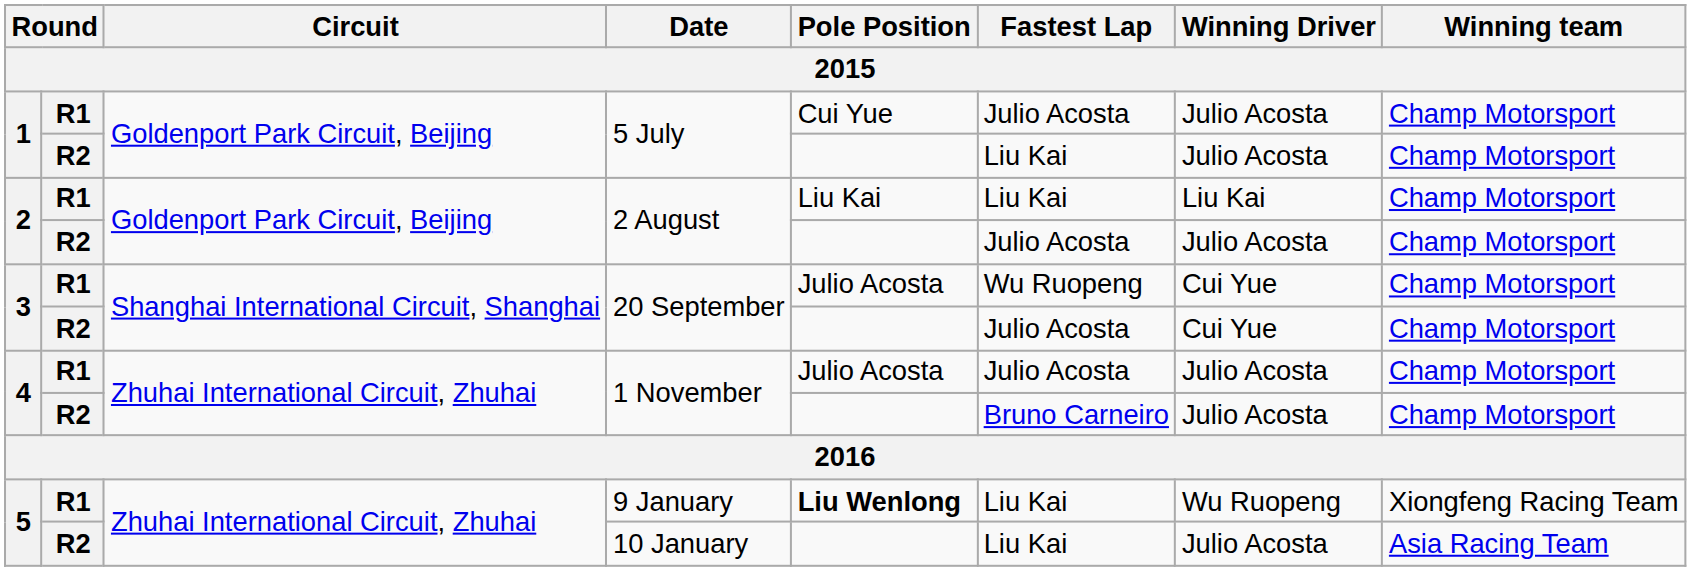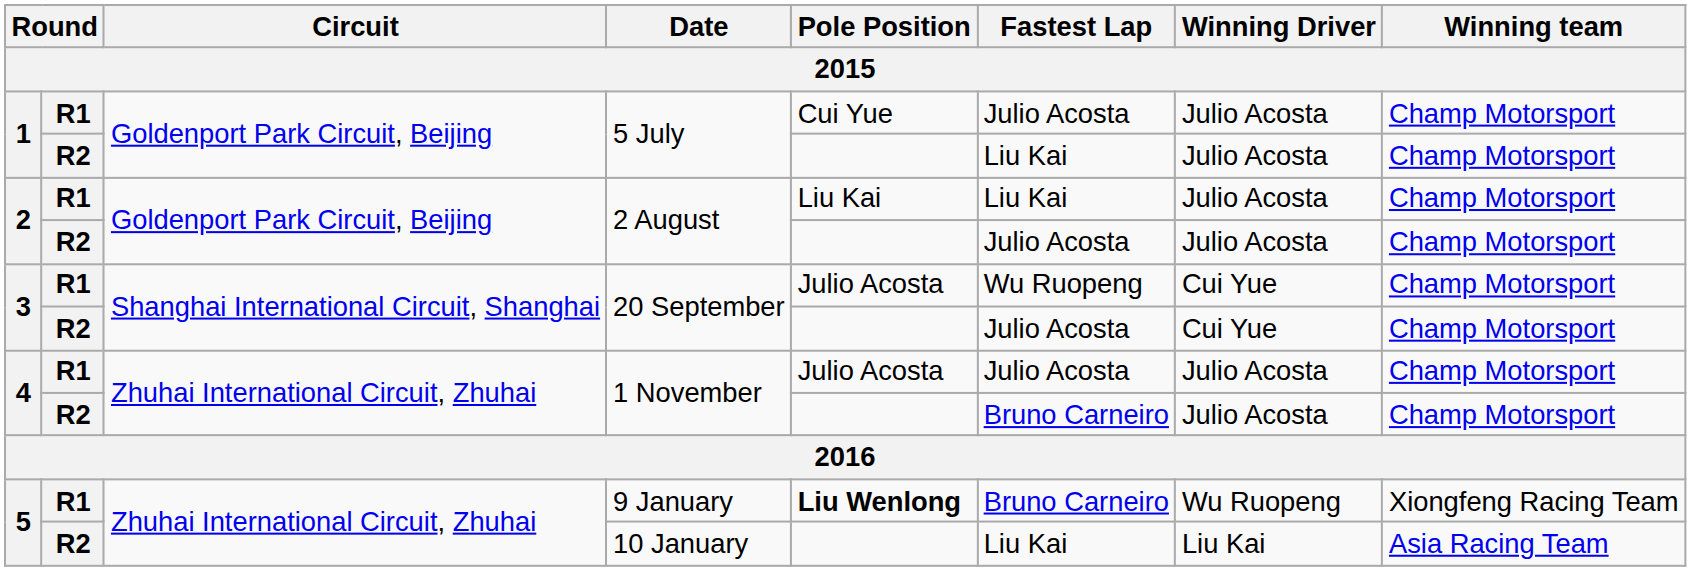(1224, 199) Liu Kai -> (1255, 199) Julio Acosta
(1025, 500) Liu Kai -> (1076, 500) Bruno Carneiro
(1255, 543) Julio Acosta -> (1224, 543) Liu Kai
